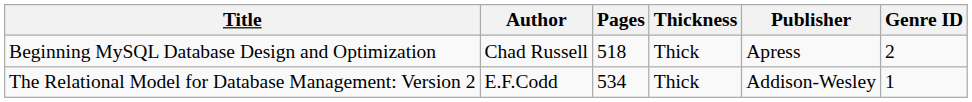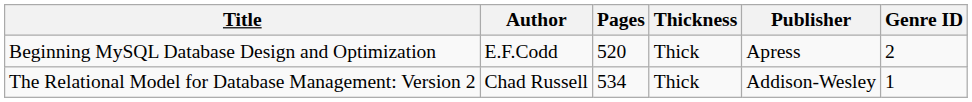(536, 50) Chad Russell -> (521, 50) E.F.Codd
(612, 50) 518 -> (612, 50) 520
(521, 81) E.F.Codd -> (536, 81) Chad Russell
